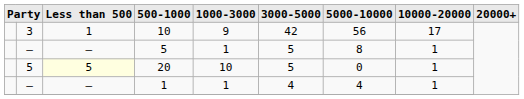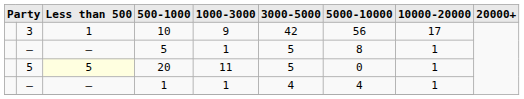(226, 67) 10 -> (226, 67) 11
